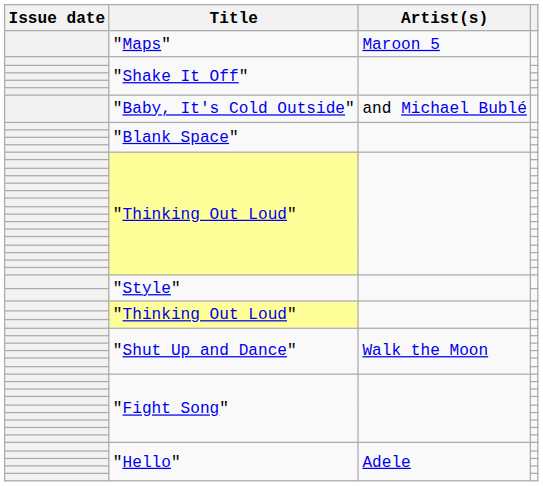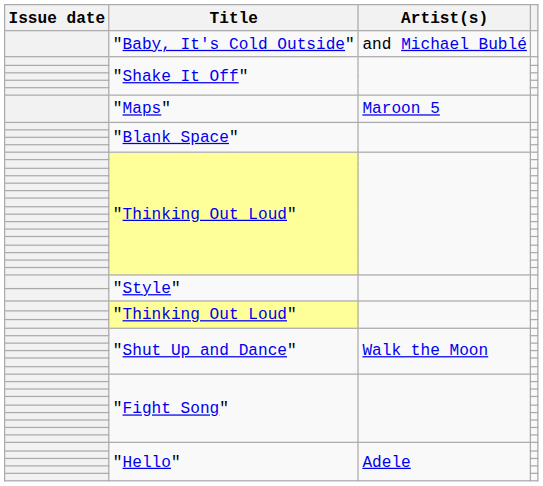rows swapped: (234, 109) <-> (142, 44)
